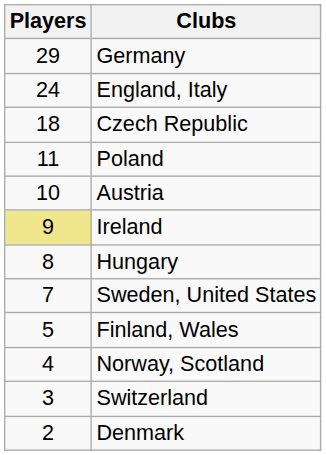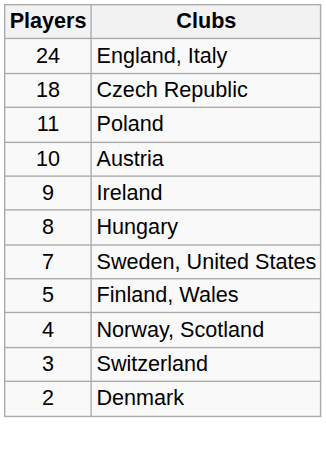- row: (141, 55)
(48, 227) khaki background -> (48, 192) no background
